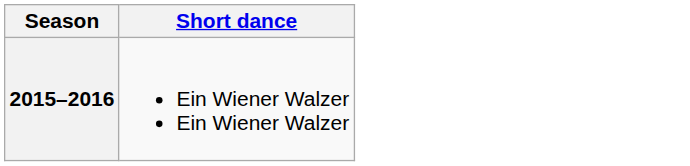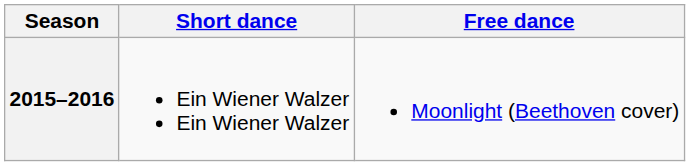+ column: (519, 21)
